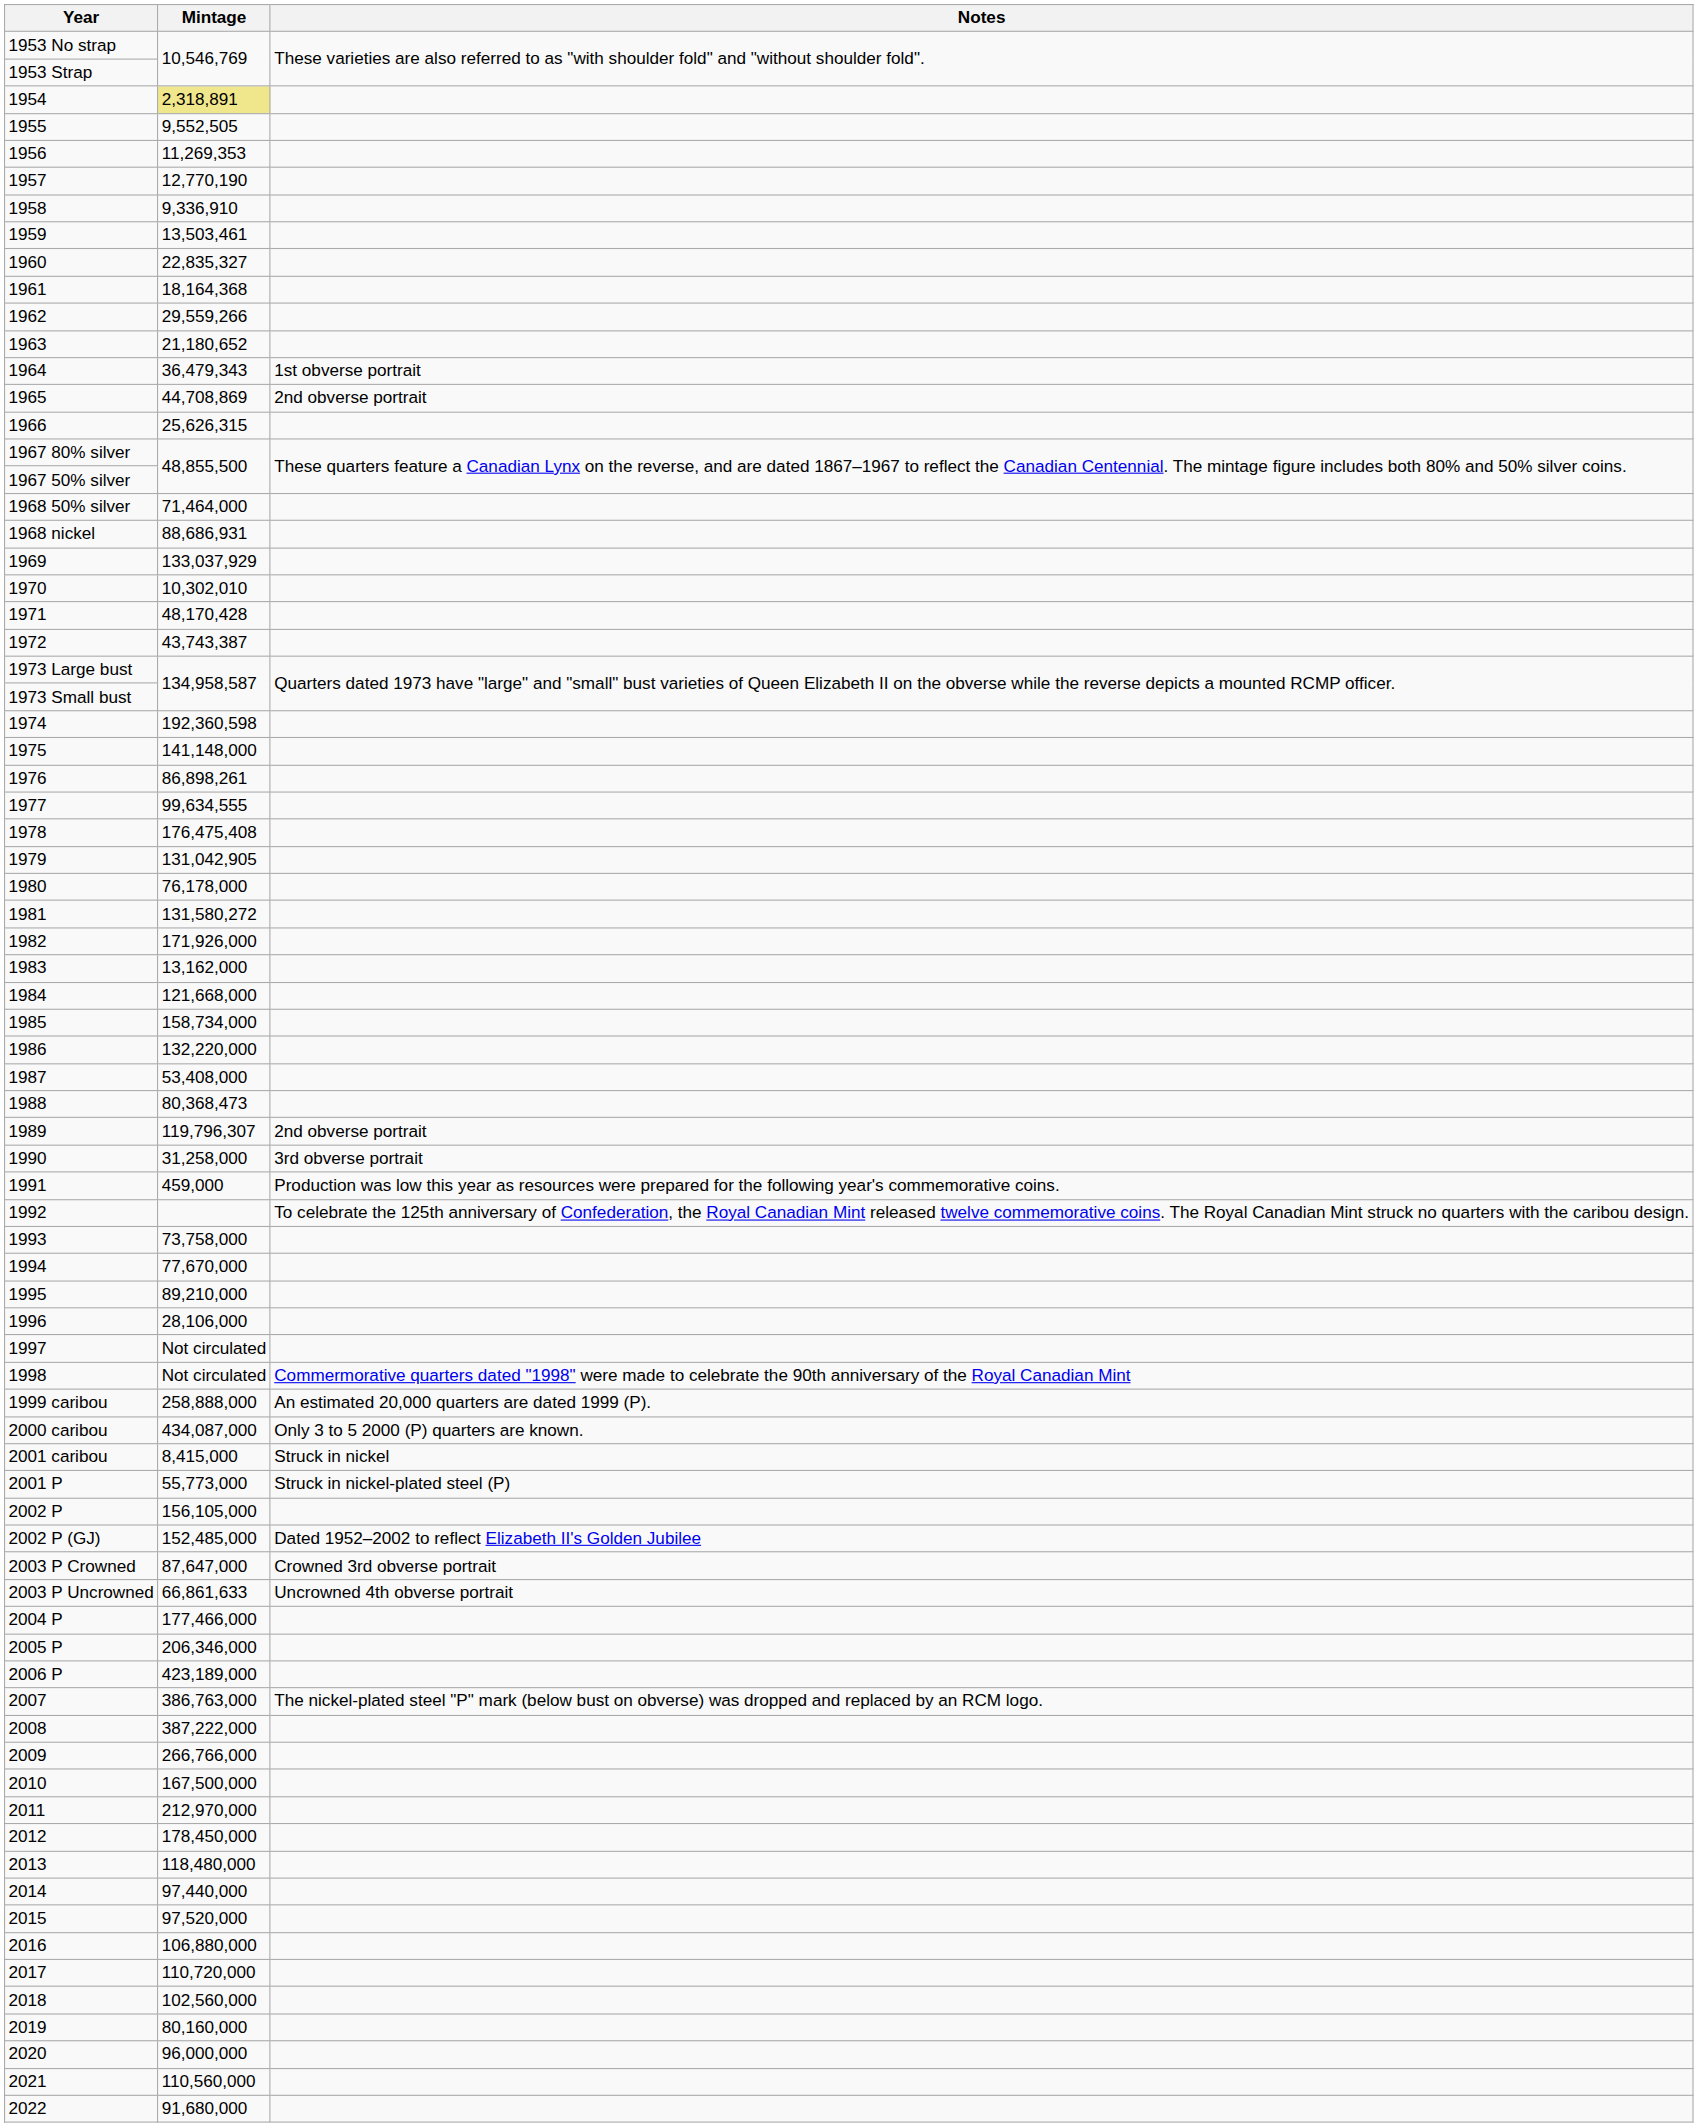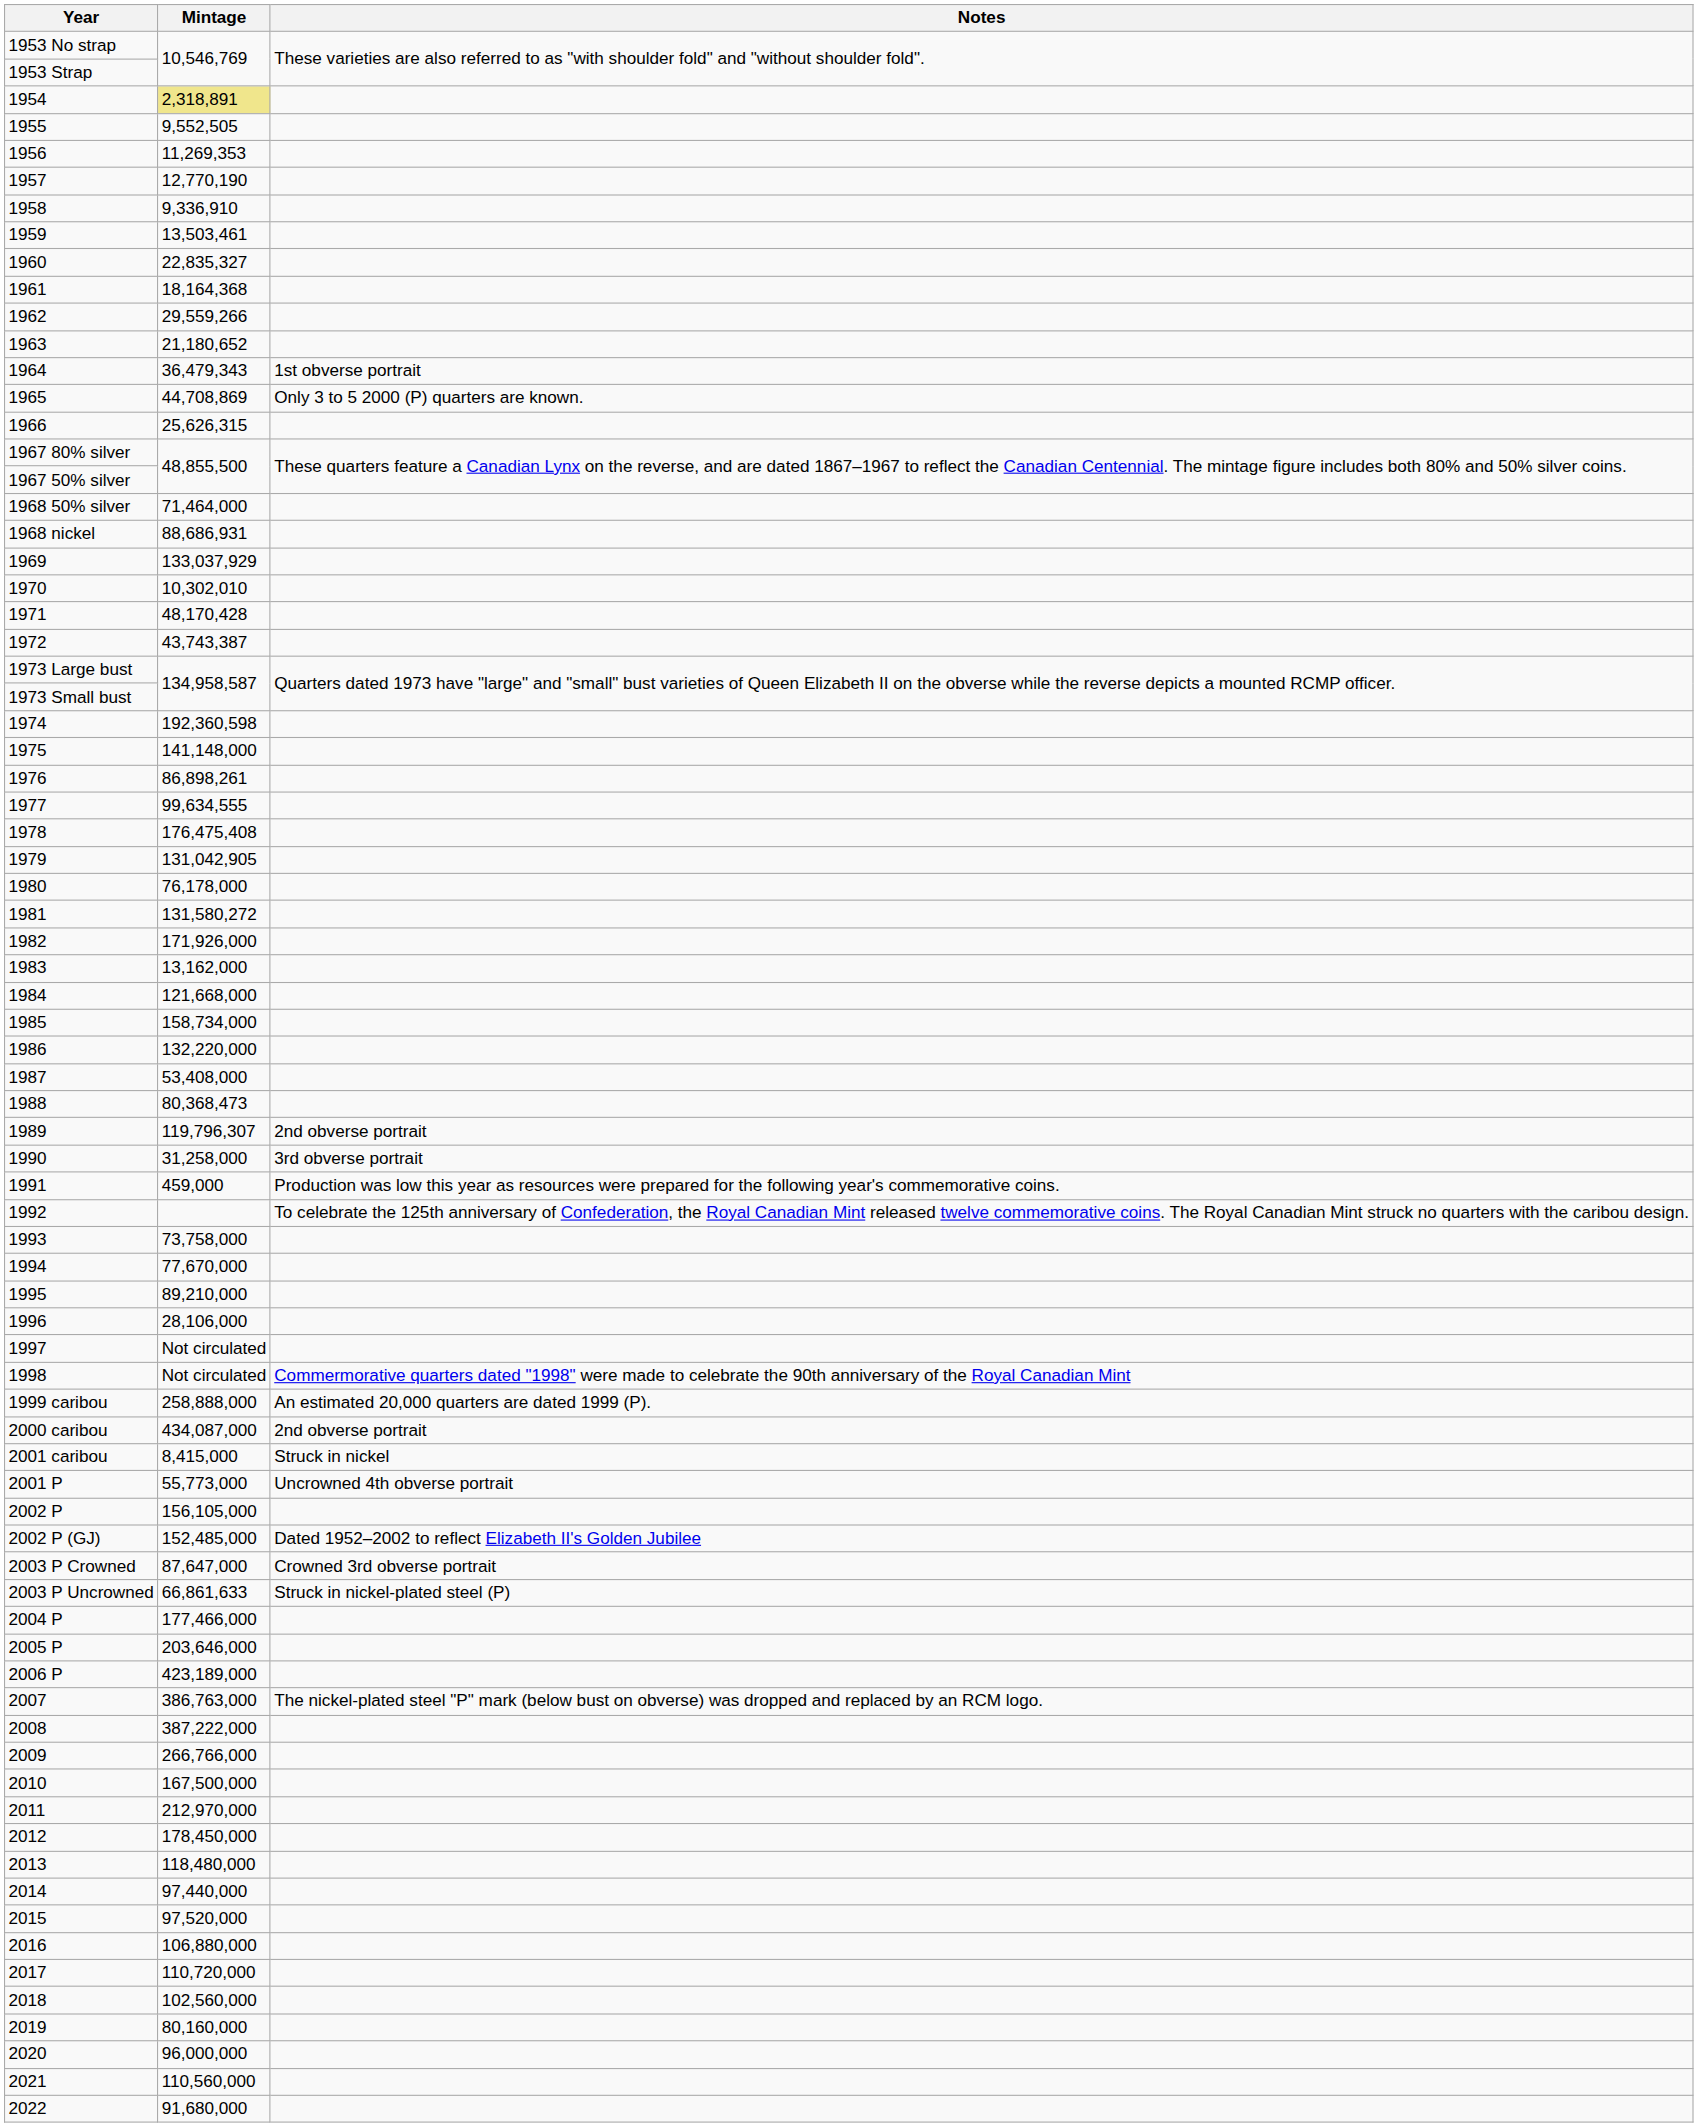(350, 398) 2nd obverse portrait -> (429, 398) Only 3 to 5 2000 (P) quarters are known.
(429, 1429) Only 3 to 5 2000 (P) quarters are known. -> (350, 1429) 2nd obverse portrait
(392, 1484) Struck in nickel-plated steel (P) -> (394, 1484) Uncrowned 4th obverse portrait
(394, 1592) Uncrowned 4th obverse portrait -> (392, 1592) Struck in nickel-plated steel (P)
(209, 1647) 206,346,000 -> (209, 1647) 203,646,000
